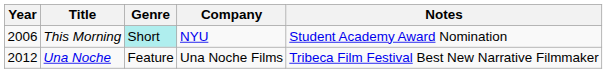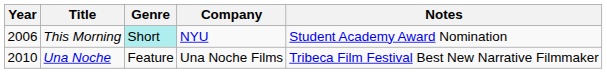(22, 57) 2012 -> (22, 57) 2010
